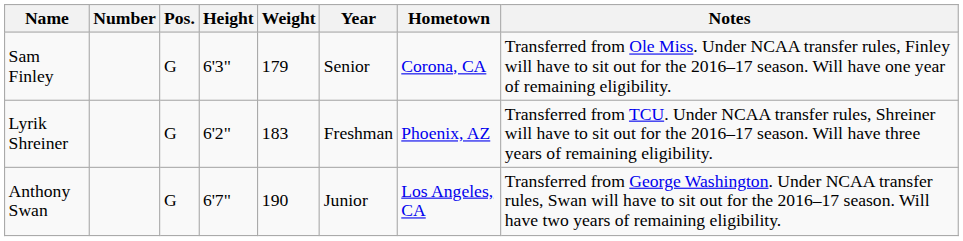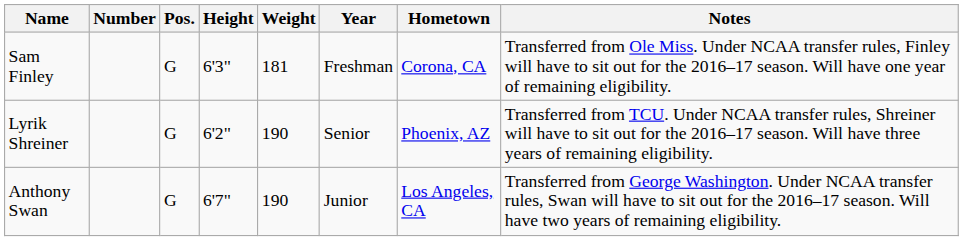(275, 66) 179 -> (275, 66) 181
(347, 66) Senior -> (358, 66) Freshman
(275, 133) 183 -> (275, 133) 190
(358, 133) Freshman -> (347, 133) Senior
